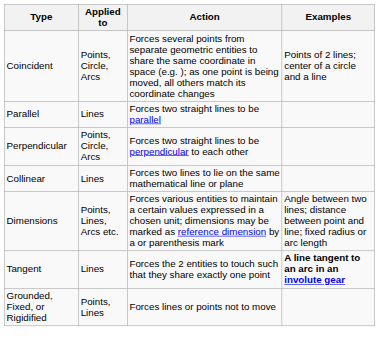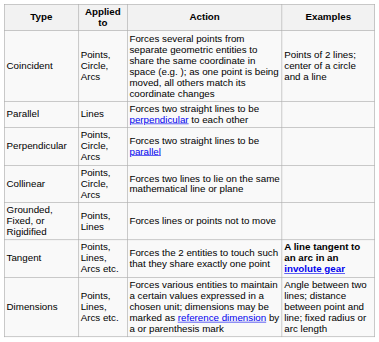(194, 114) Forces two straight lines to be parallel -> (194, 114) Forces two straight lines to be perpendicular to each other
(194, 146) Forces two straight lines to be perpendicular to each other -> (194, 146) Forces two straight lines to be parallel
(92, 178) Lines -> (96, 183) Points, Circle, Arcs
rows swapped: (30, 307) <-> (32, 221)
(92, 269) Lines -> (100, 258) Points, Lines, Arcs etc.
